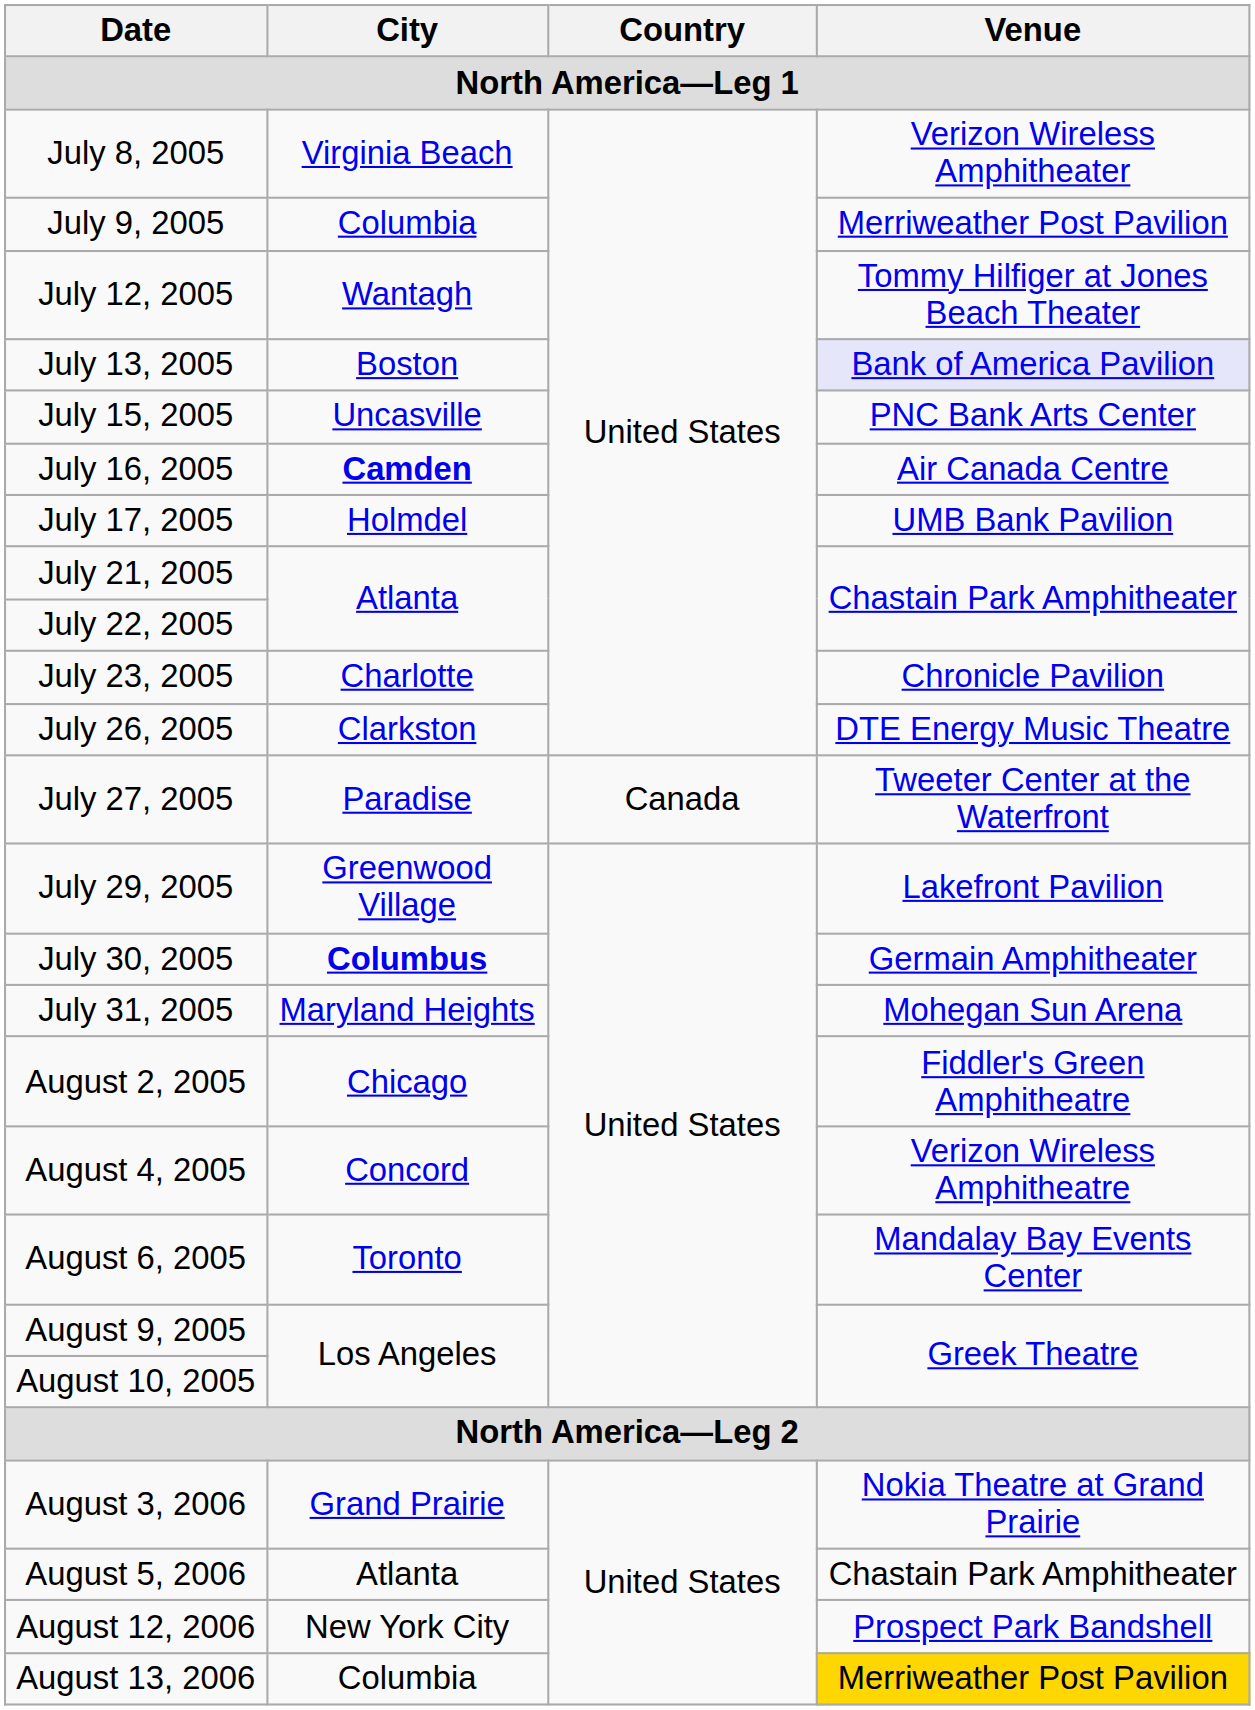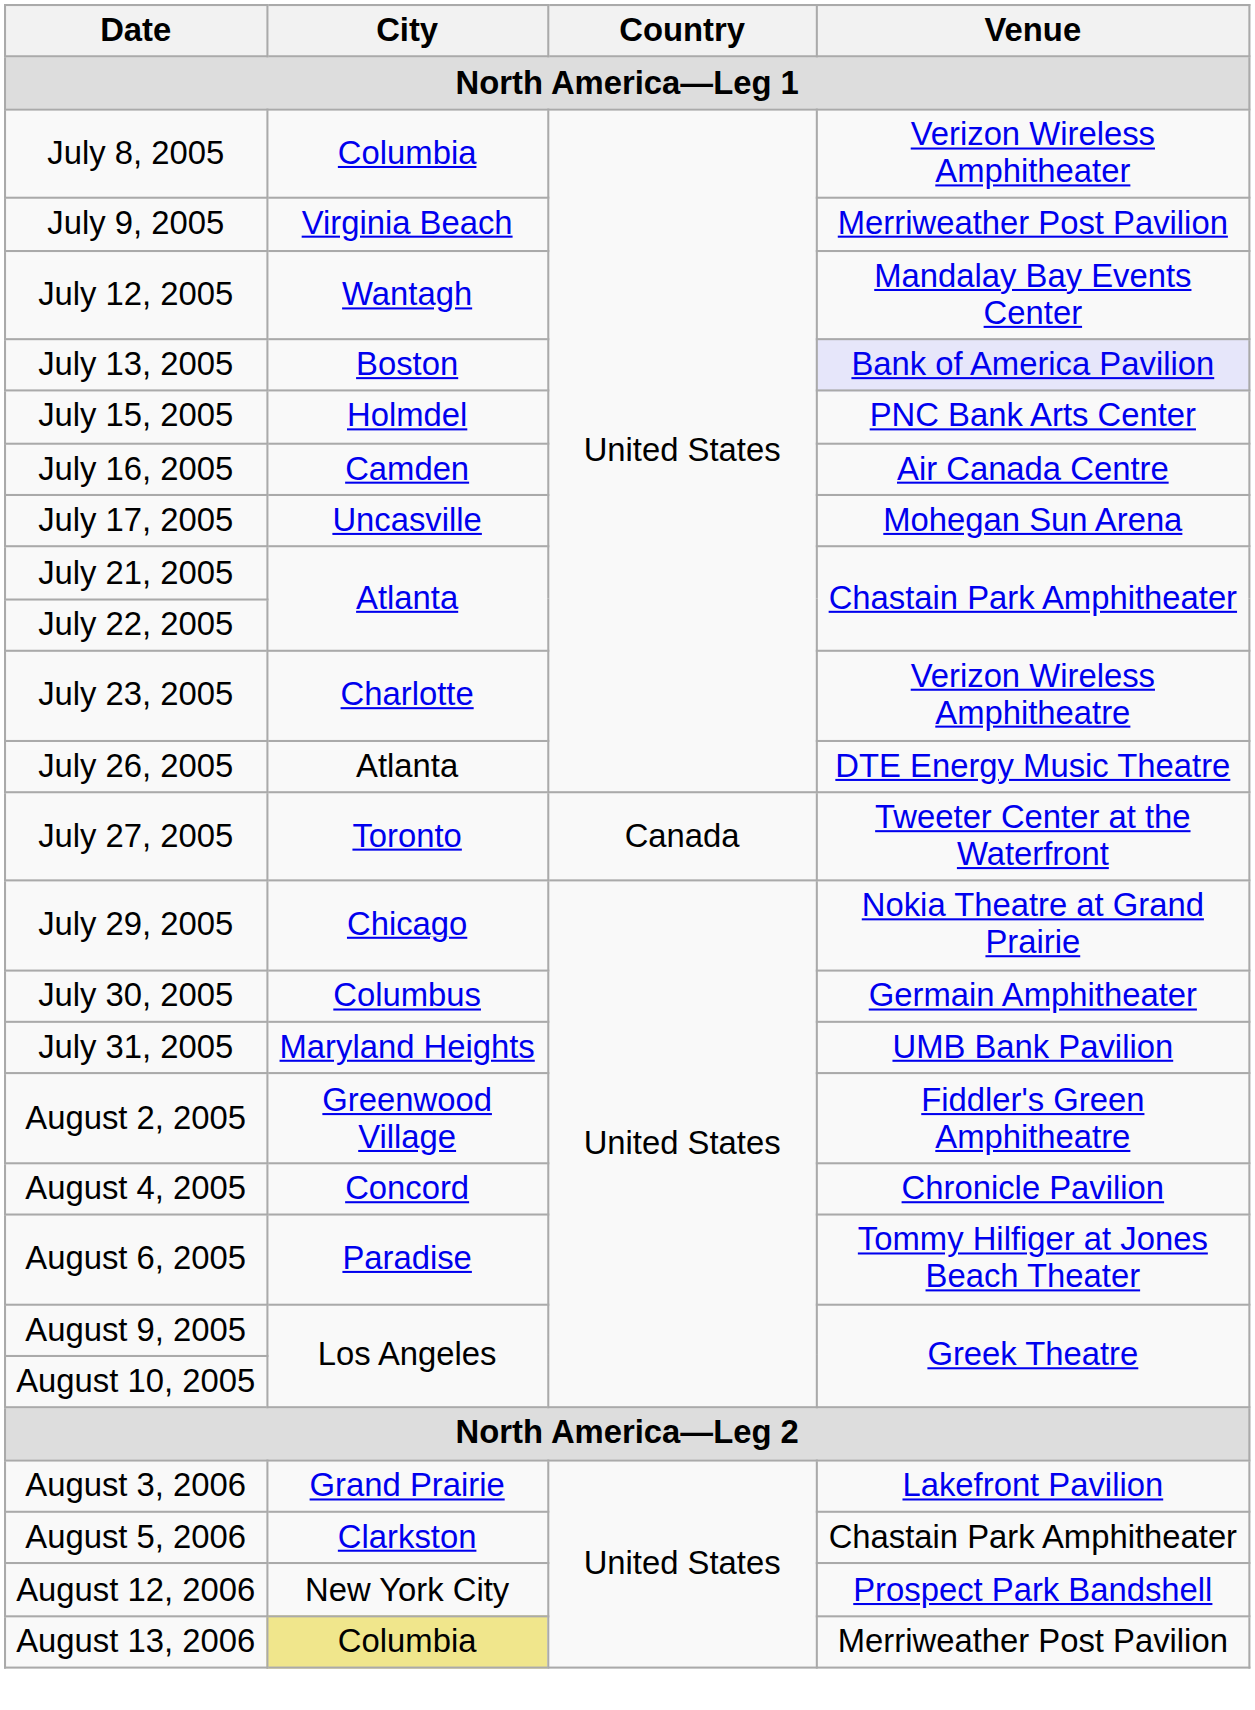(407, 152) Virginia Beach -> (407, 152) Columbia
(407, 223) Columbia -> (407, 223) Virginia Beach
(1033, 293) Tommy Hilfiger at Jones Beach Theater -> (1033, 293) Mandalay Bay Events Center
(407, 416) Uncasville -> (407, 416) Holmdel
(407, 468) bold -> (407, 468) normal
(407, 520) Holmdel -> (407, 520) Uncasville
(1033, 520) UMB Bank Pavilion -> (1033, 520) Mohegan Sun Arena
(1033, 676) Chronicle Pavilion -> (1033, 694) Verizon Wireless Amphitheatre
(407, 728) Clarkston -> (407, 765) Atlanta
(407, 799) Paradise -> (407, 835) Toronto
(407, 887) Greenwood Village -> (407, 924) Chicago
(1033, 887) Lakefront Pavilion -> (1033, 924) Nokia Theatre at Grand Prairie
(407, 958) bold -> (407, 995) normal
(1033, 1010) Mohegan Sun Arena -> (1033, 1047) UMB Bank Pavilion
(407, 1080) Chicago -> (407, 1117) Greenwood Village
(1033, 1169) Verizon Wireless Amphitheatre -> (1033, 1188) Chronicle Pavilion
(407, 1258) Toronto -> (407, 1258) Paradise
(1033, 1258) Mandalay Bay Events Center -> (1033, 1258) Tommy Hilfiger at Jones Beach Theater
(1033, 1503) Nokia Theatre at Grand Prairie -> (1033, 1485) Lakefront Pavilion
(407, 1574) Atlanta -> (407, 1537) Clarkston
(407, 1678) no background -> (407, 1641) khaki background
(1033, 1678) gold background -> (1033, 1641) no background
